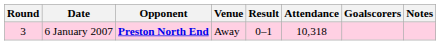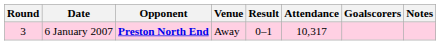(312, 31) 10,318 -> (312, 31) 10,317
